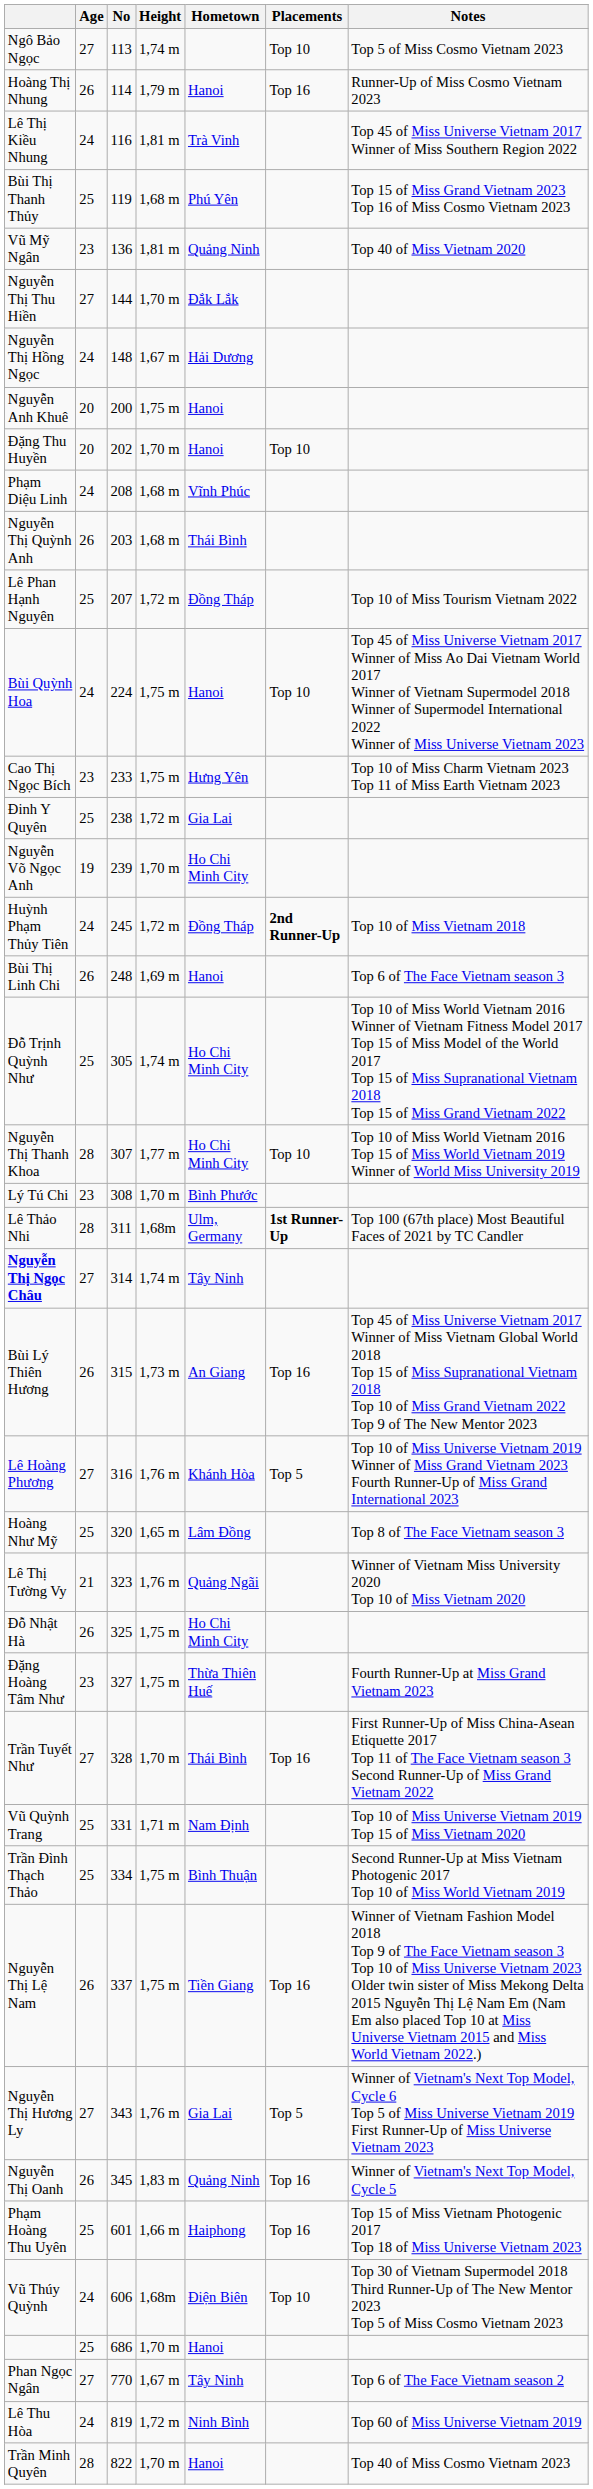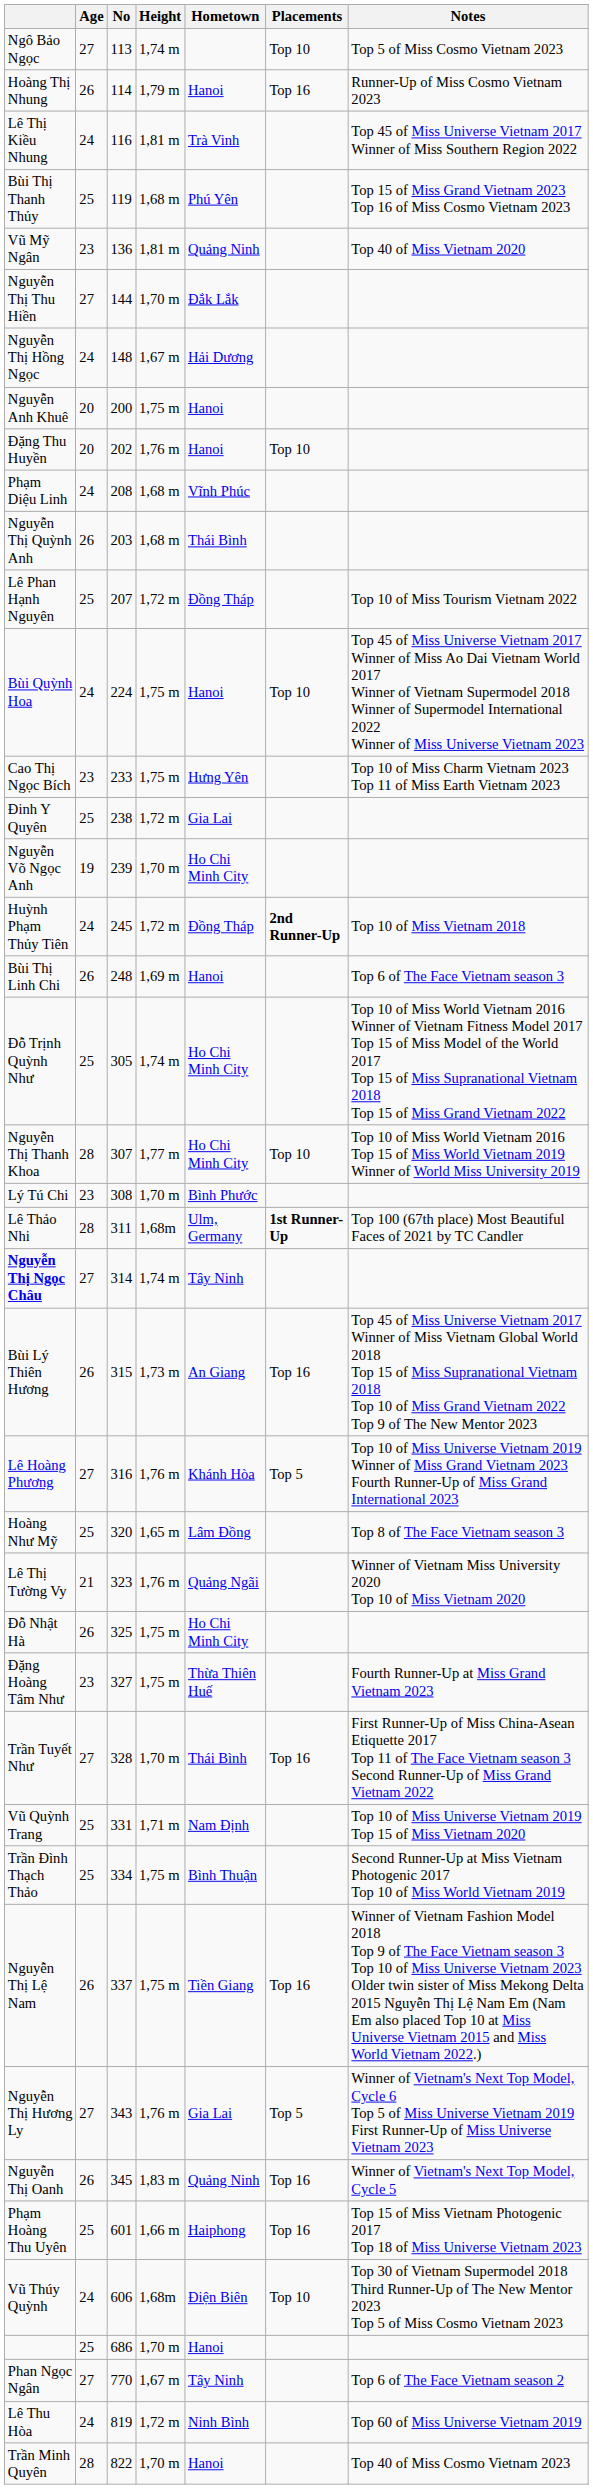(159, 449) 1,70 m -> (159, 449) 1,76 m
